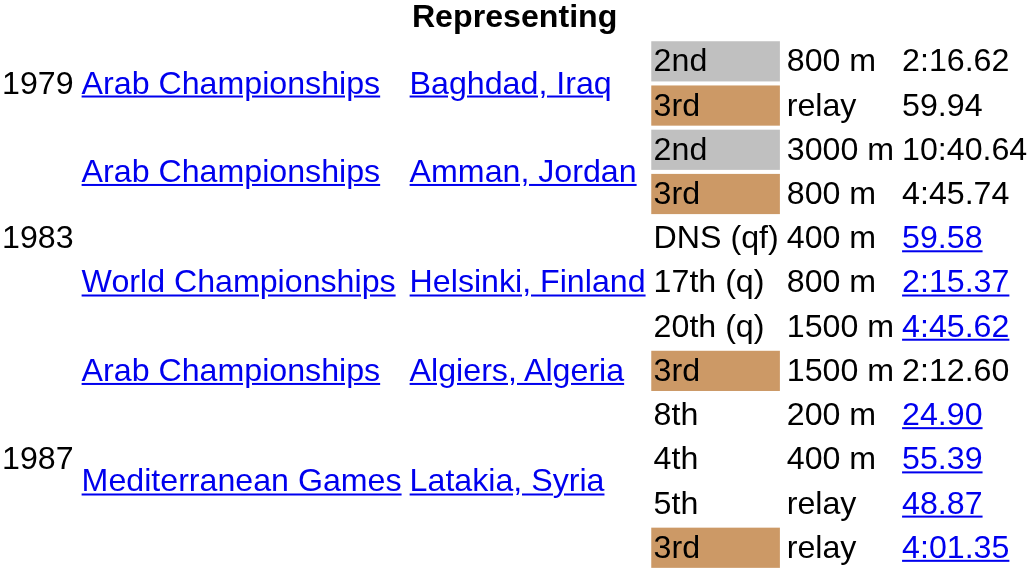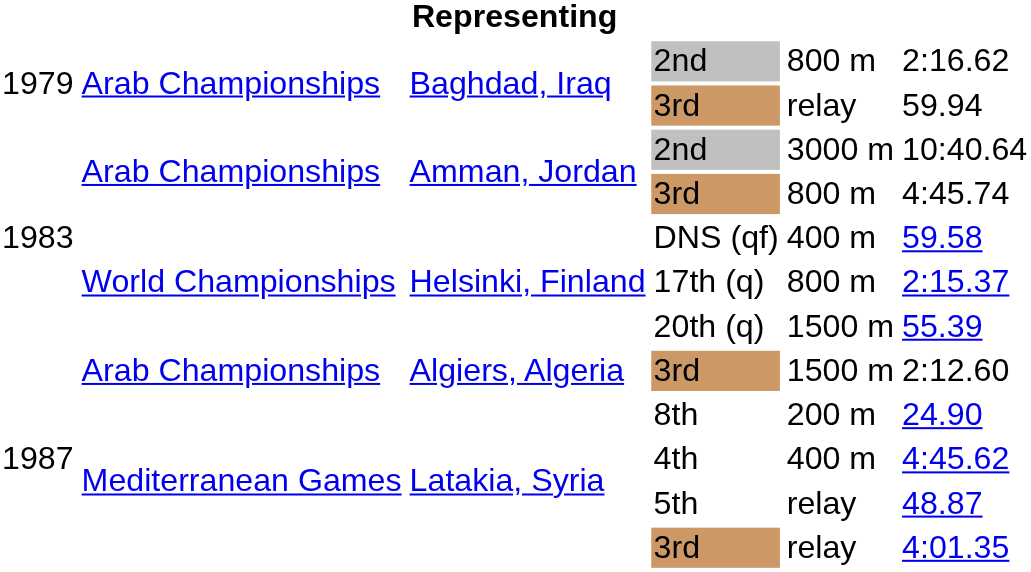(956, 326) 4:45.62 -> (942, 326) 55.39
(942, 458) 55.39 -> (956, 458) 4:45.62
